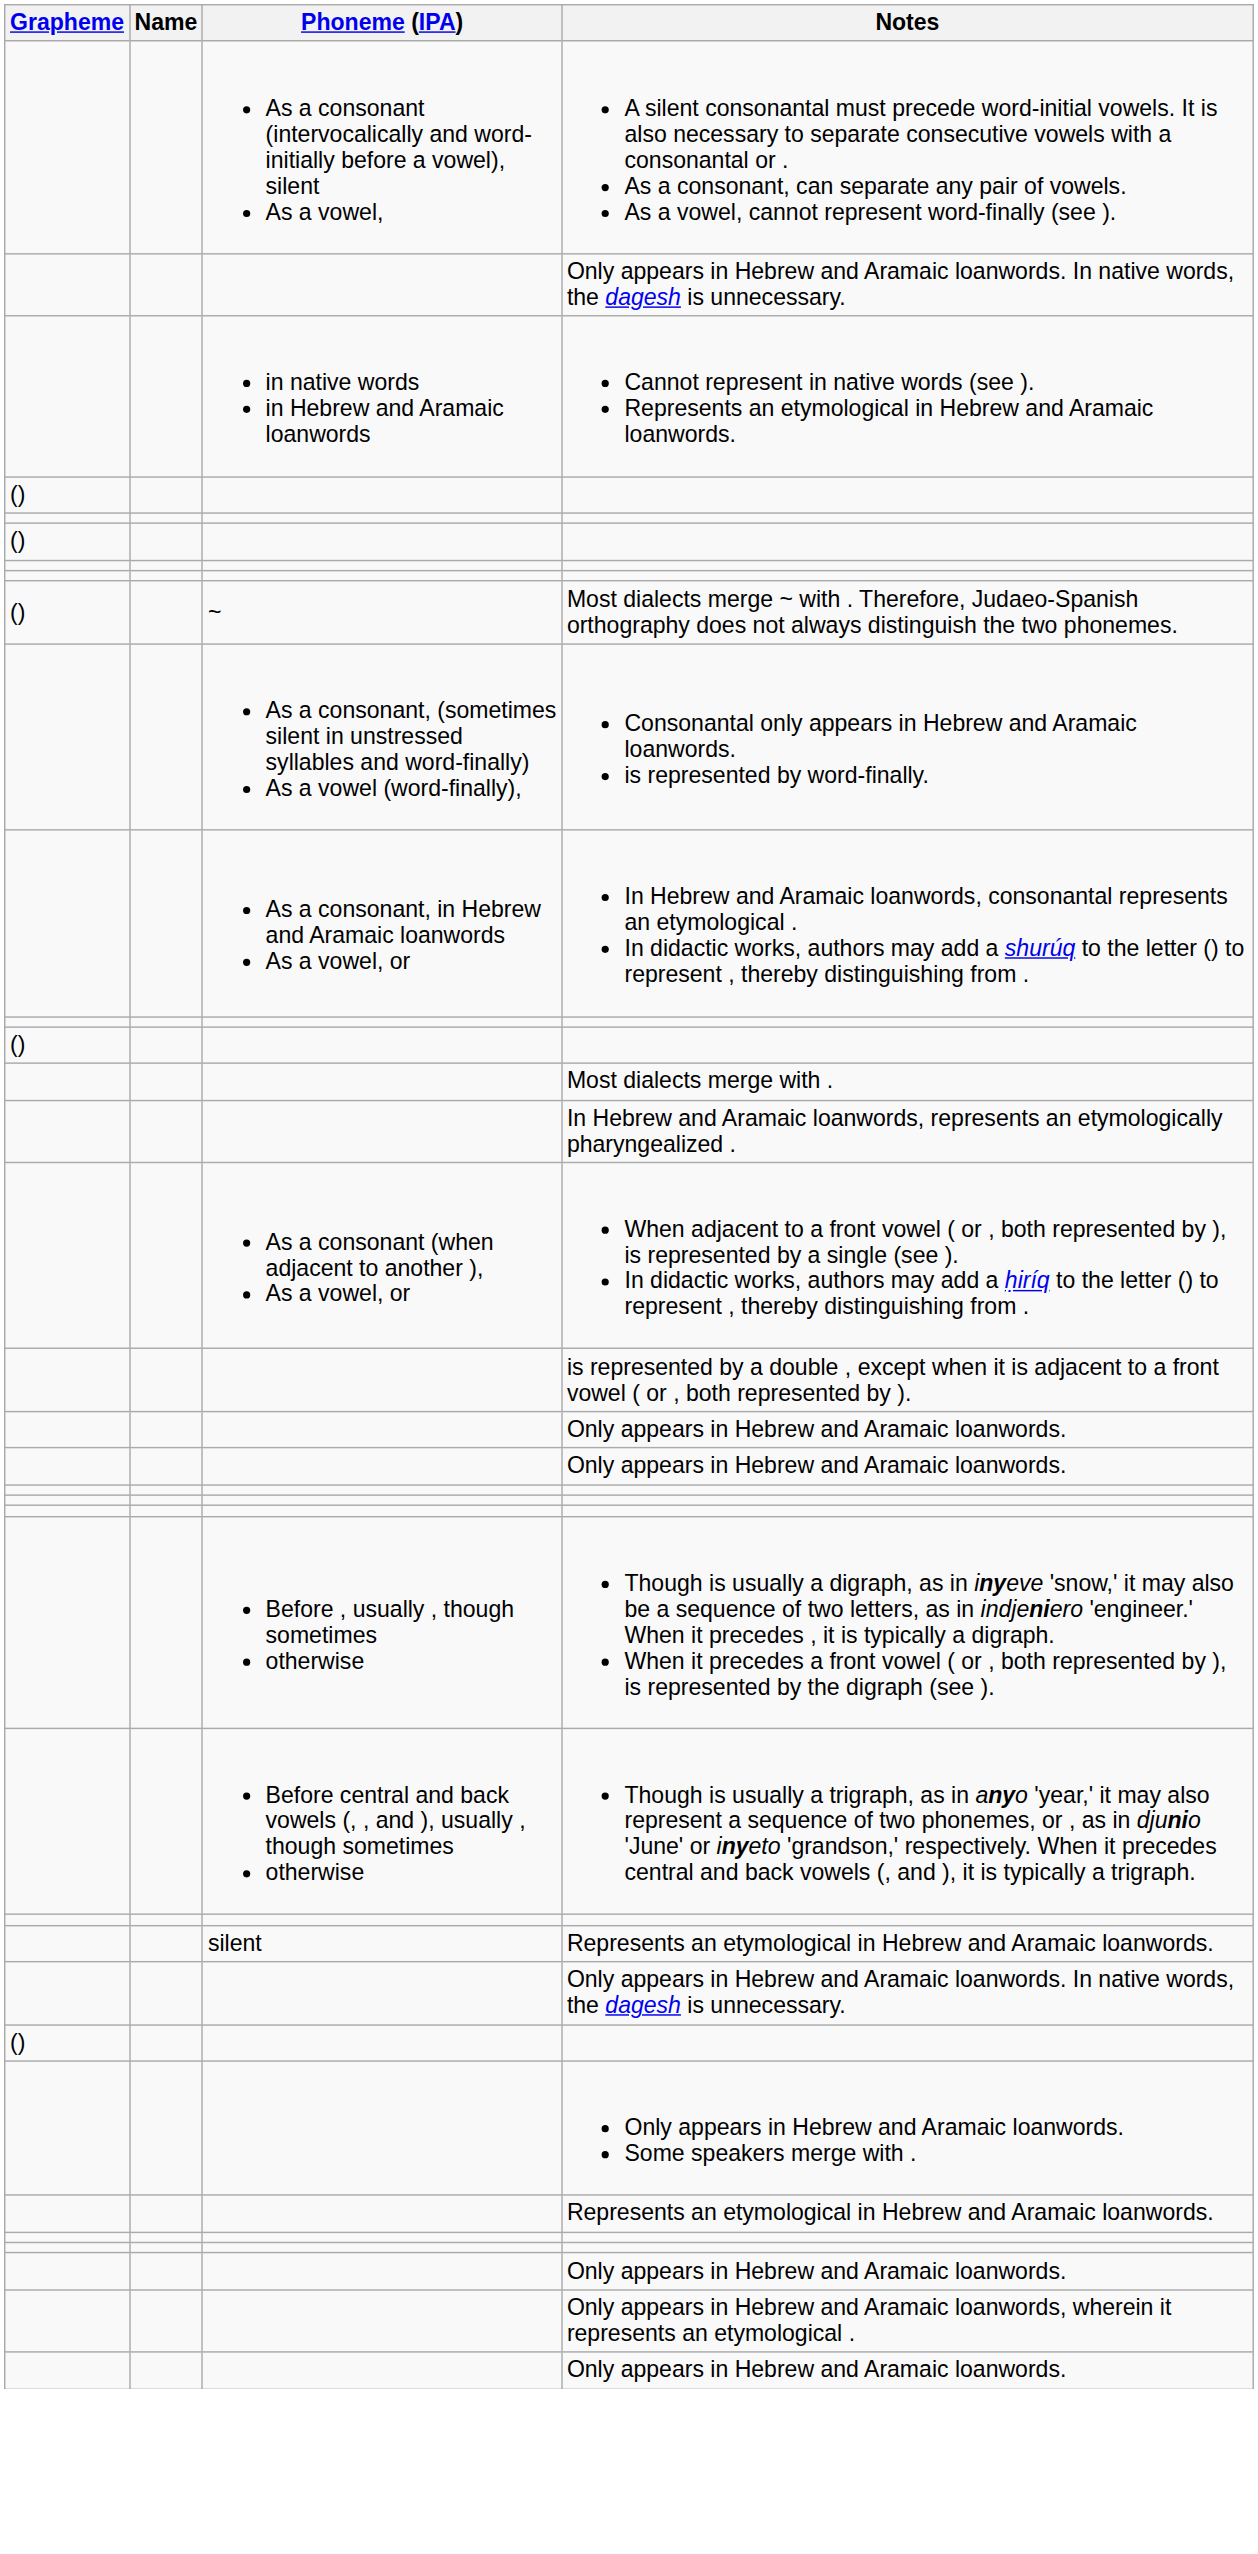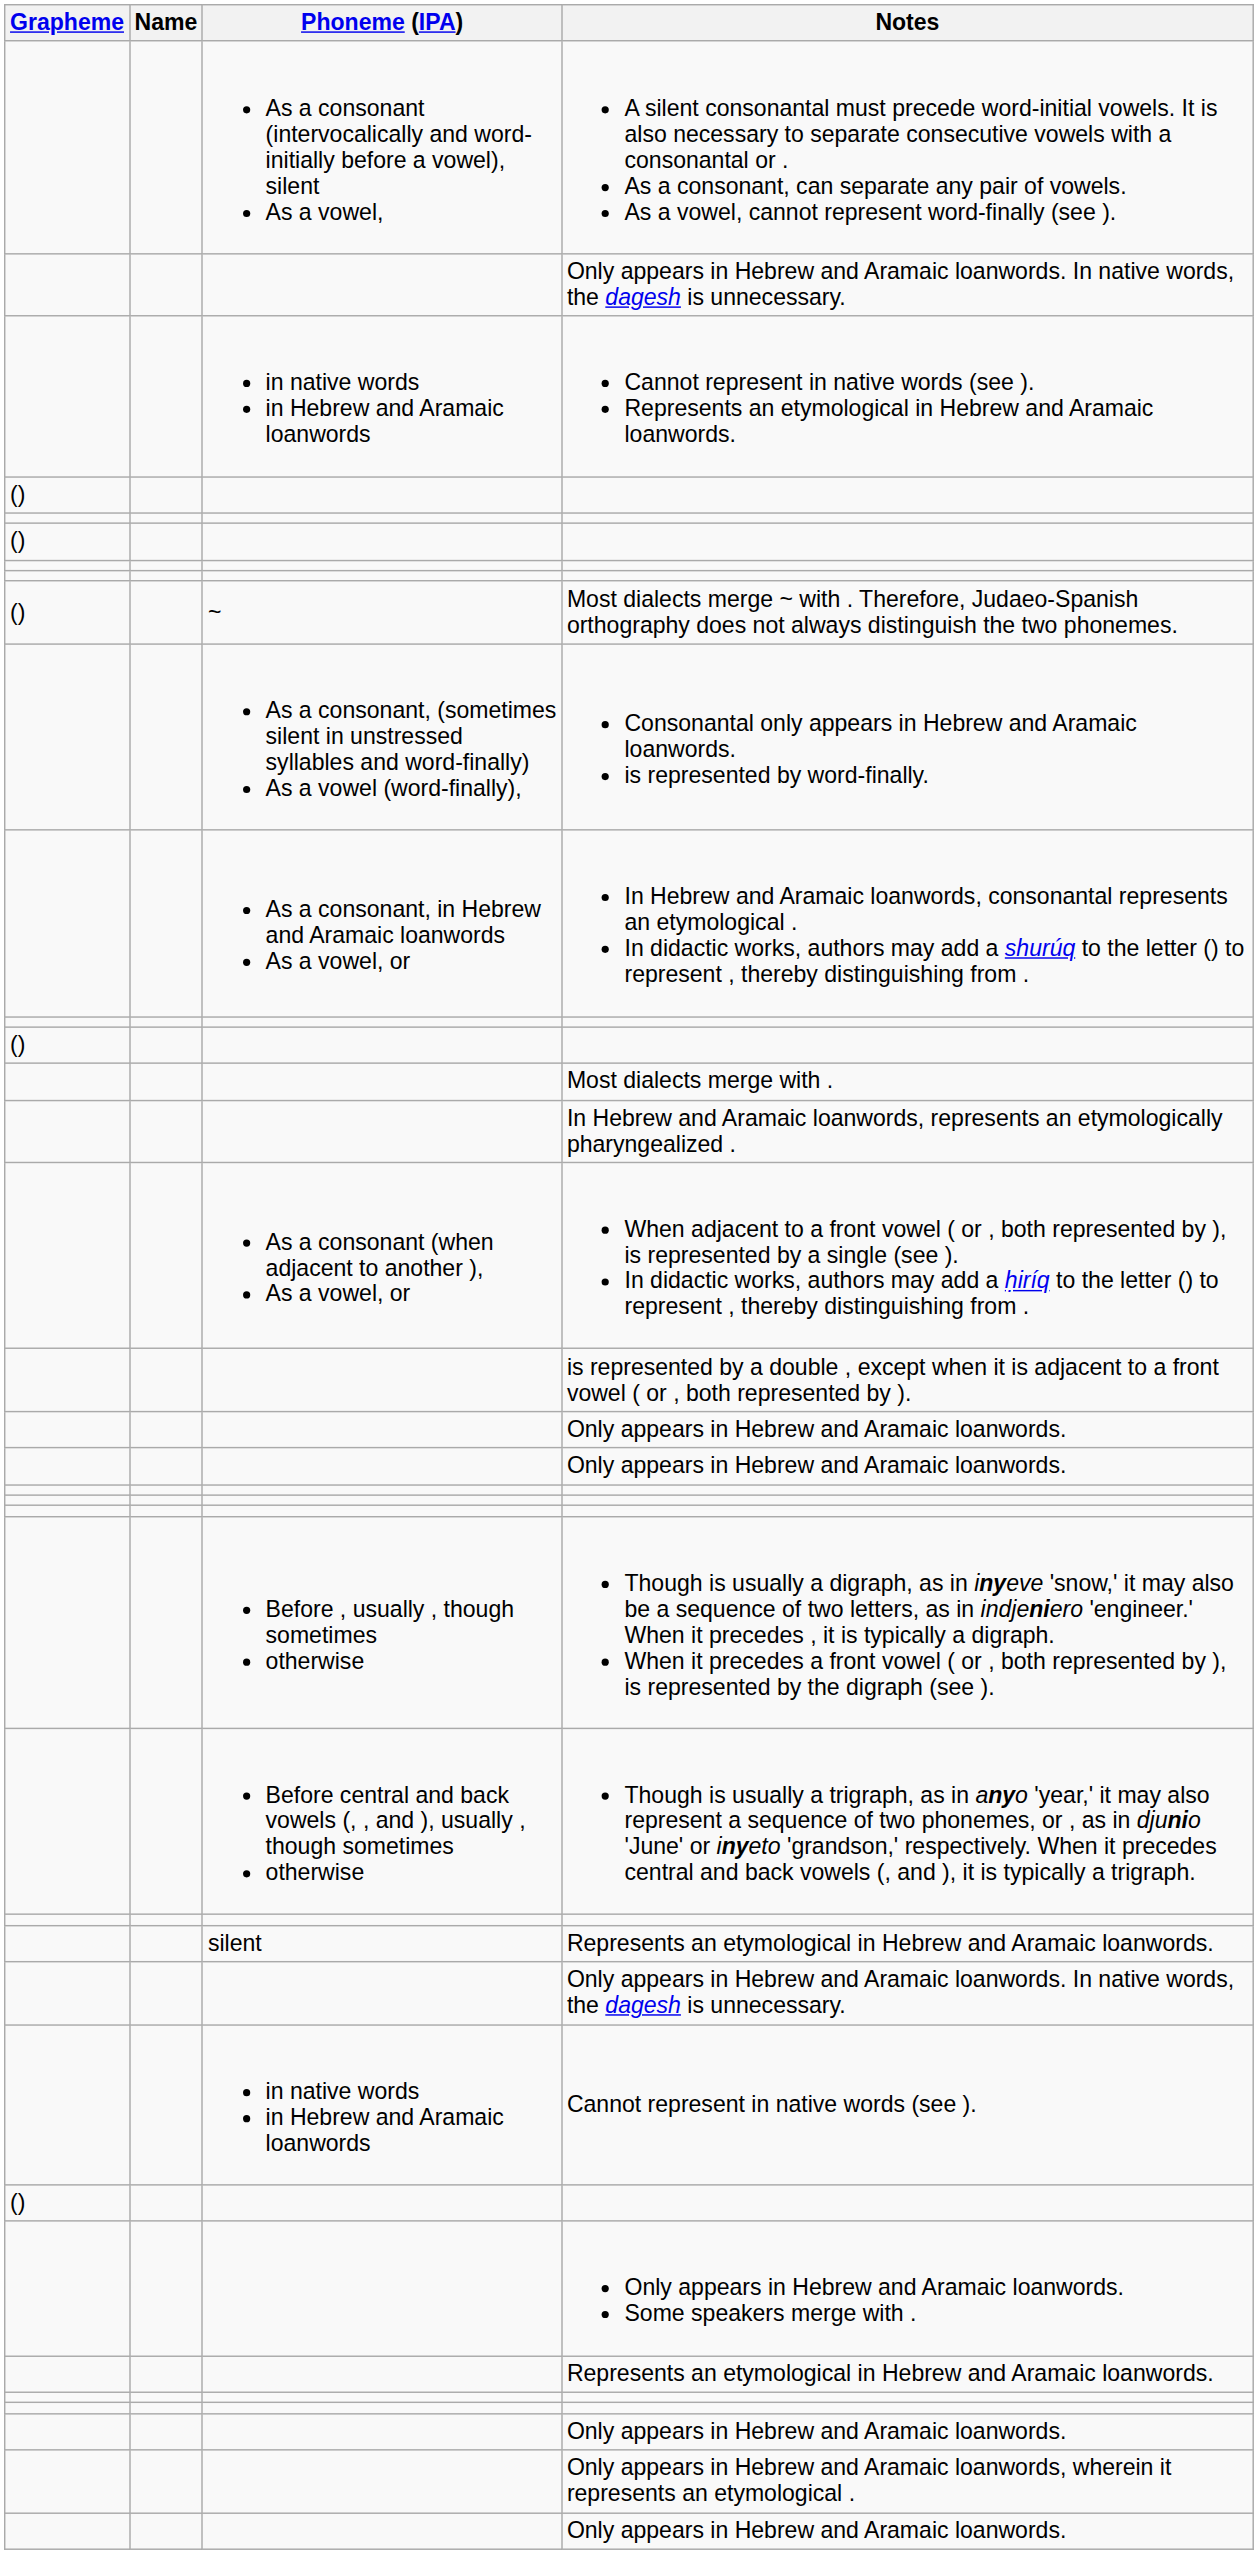+ row: (382, 2117)
